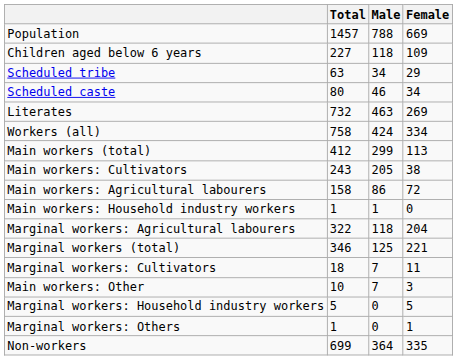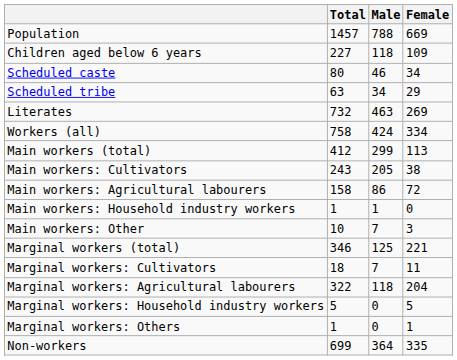rows swapped: (61, 92) <-> (61, 73)
rows swapped: (76, 287) <-> (151, 229)
